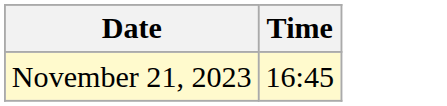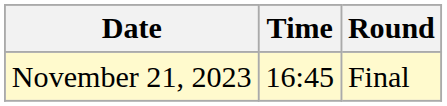+ column: (391, 28)
